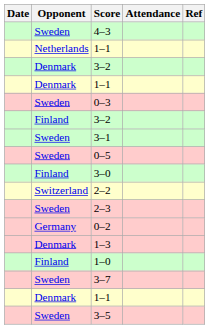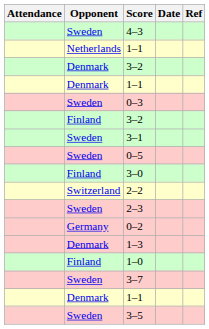columns swapped: (18, 13) <-> (153, 13)
